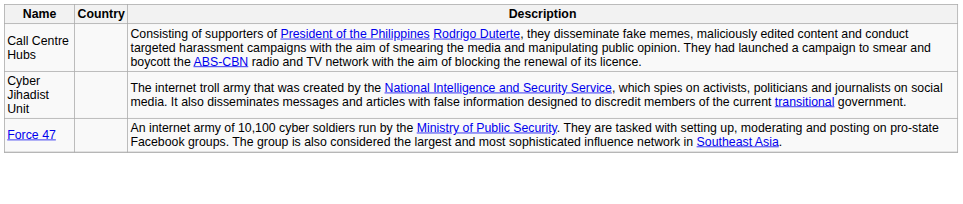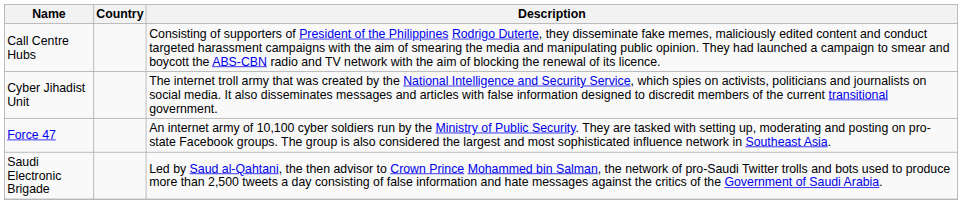+ row: (34, 175)
